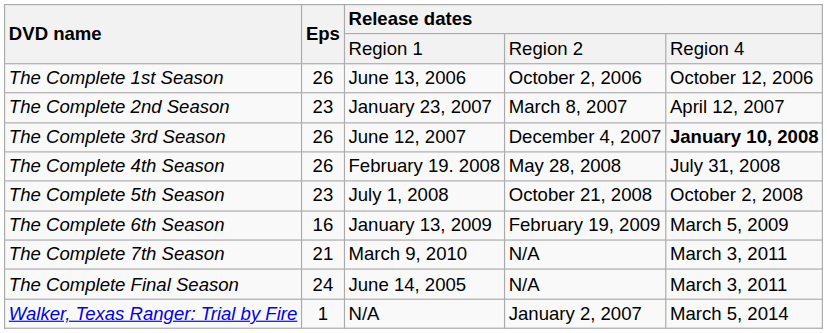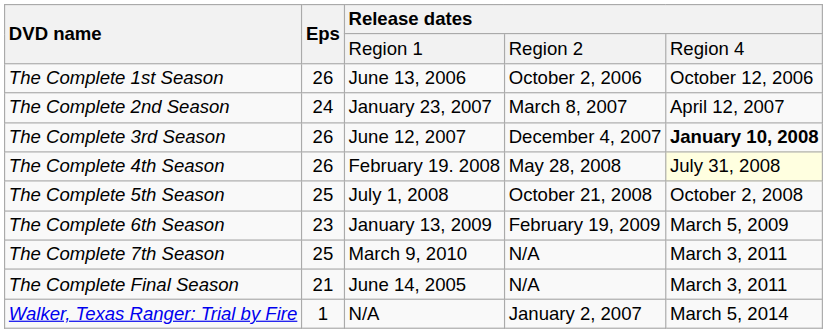(323, 107) 23 -> (323, 107) 24
(725, 166) no background -> (725, 166) lightyellow background
(323, 195) 23 -> (323, 195) 25
(323, 225) 16 -> (323, 225) 23
(323, 254) 21 -> (323, 254) 25
(323, 284) 24 -> (323, 284) 21
